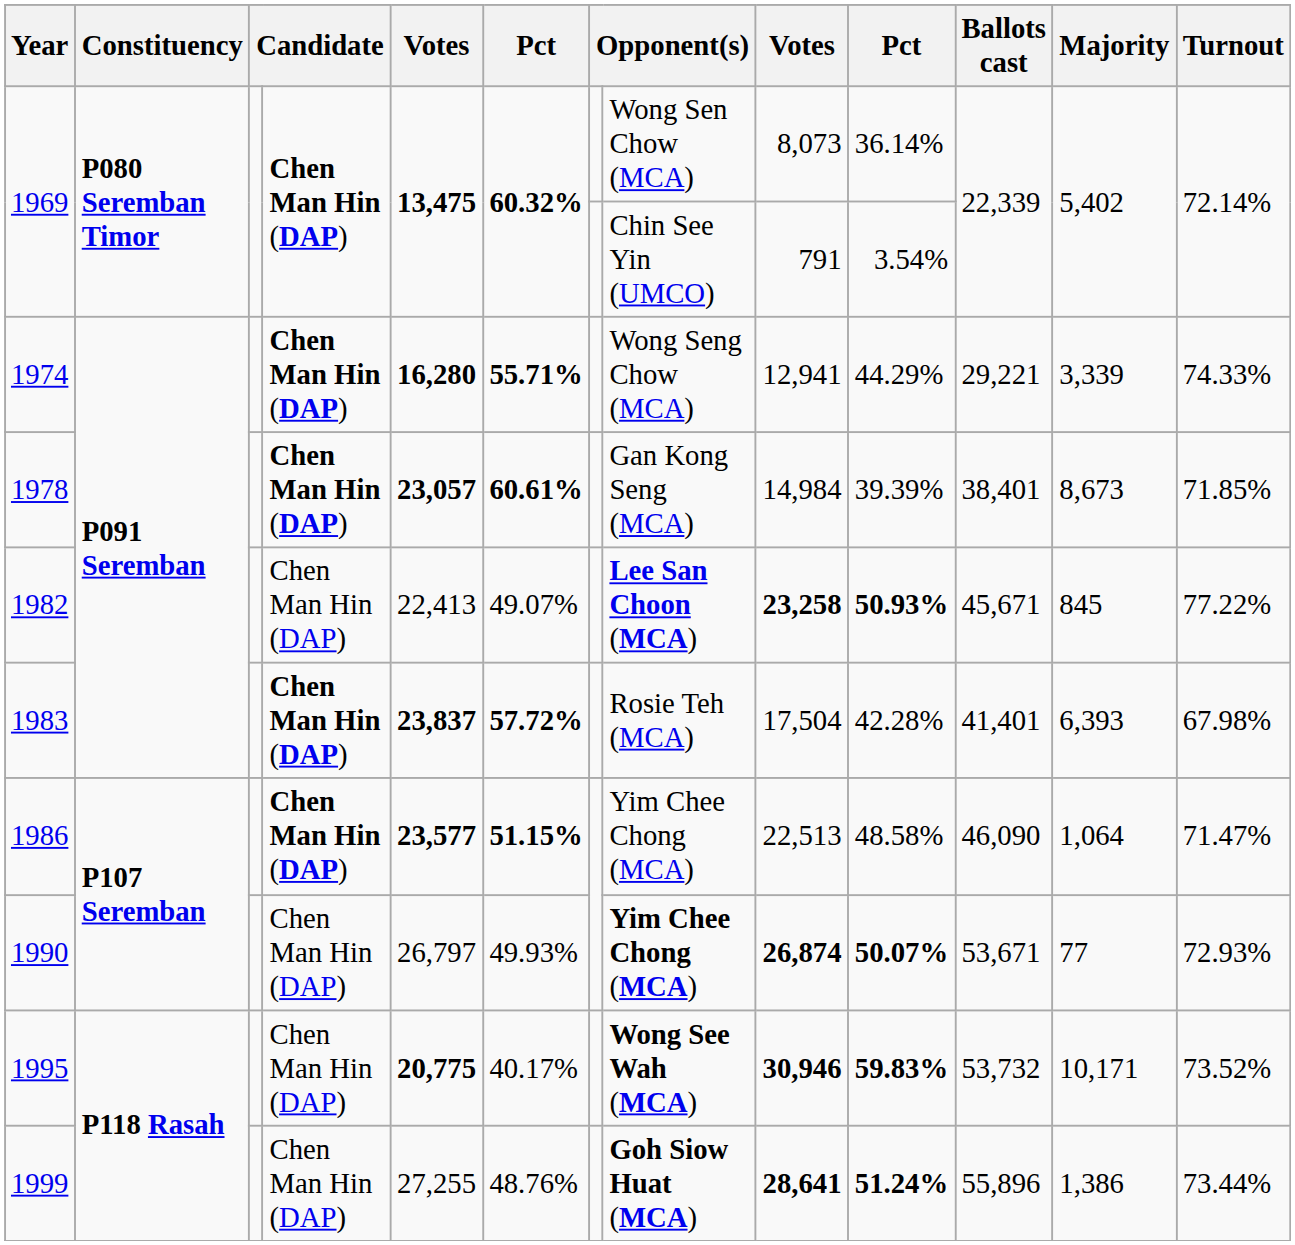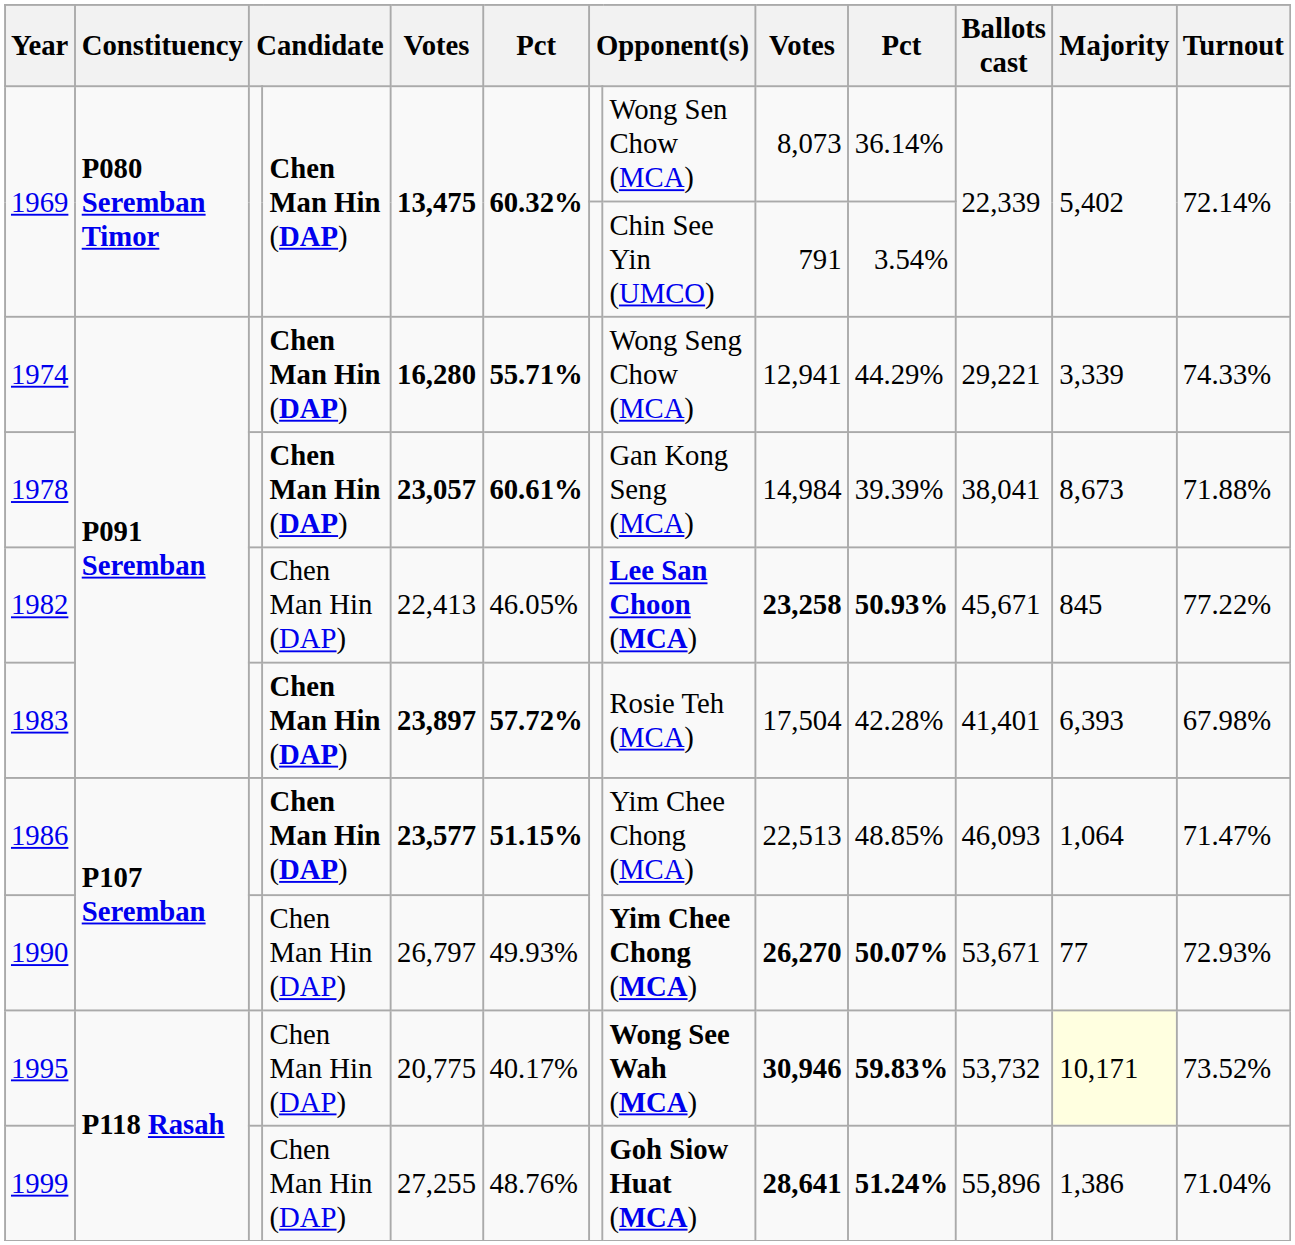(1001, 489) 38,401 -> (1001, 489) 38,041
(1227, 489) 71.85% -> (1227, 489) 71.88%
(534, 605) 49.07% -> (534, 605) 46.05%
(437, 720) 23,837 -> (437, 720) 23,897
(899, 836) 48.58% -> (899, 836) 48.85%
(1001, 836) 46,090 -> (1001, 836) 46,093
(802, 951) 26,874 -> (802, 951) 26,270
(437, 1066) bold -> (437, 1066) normal
(1099, 1066) no background -> (1099, 1066) lightyellow background
(1227, 1182) 73.44% -> (1227, 1182) 71.04%
